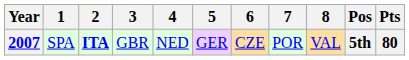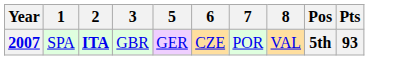- column: (172, 17)
(390, 42) 80 -> (350, 42) 93
